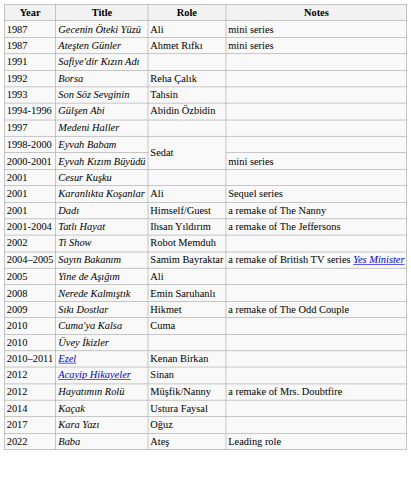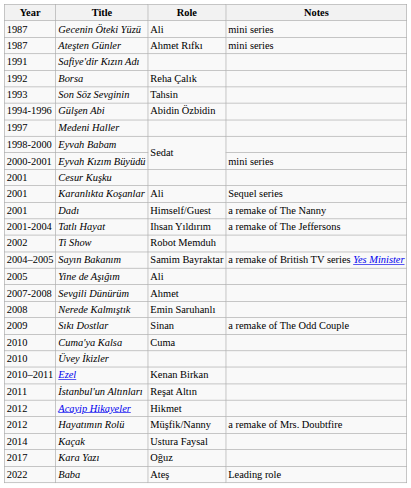+ row: (94, 293)
(166, 309) Hikmet -> (162, 326) Sinan
+ row: (101, 392)
(162, 375) Sinan -> (166, 408) Hikmet
